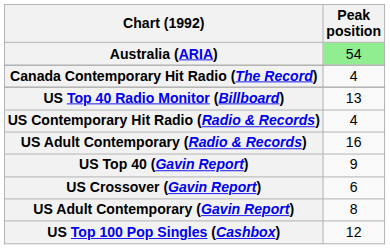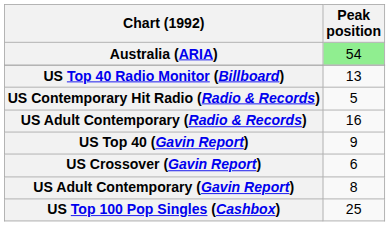- row: (164, 76)
(354, 120) 4 -> (354, 98) 5
(354, 232) 12 -> (354, 210) 25
